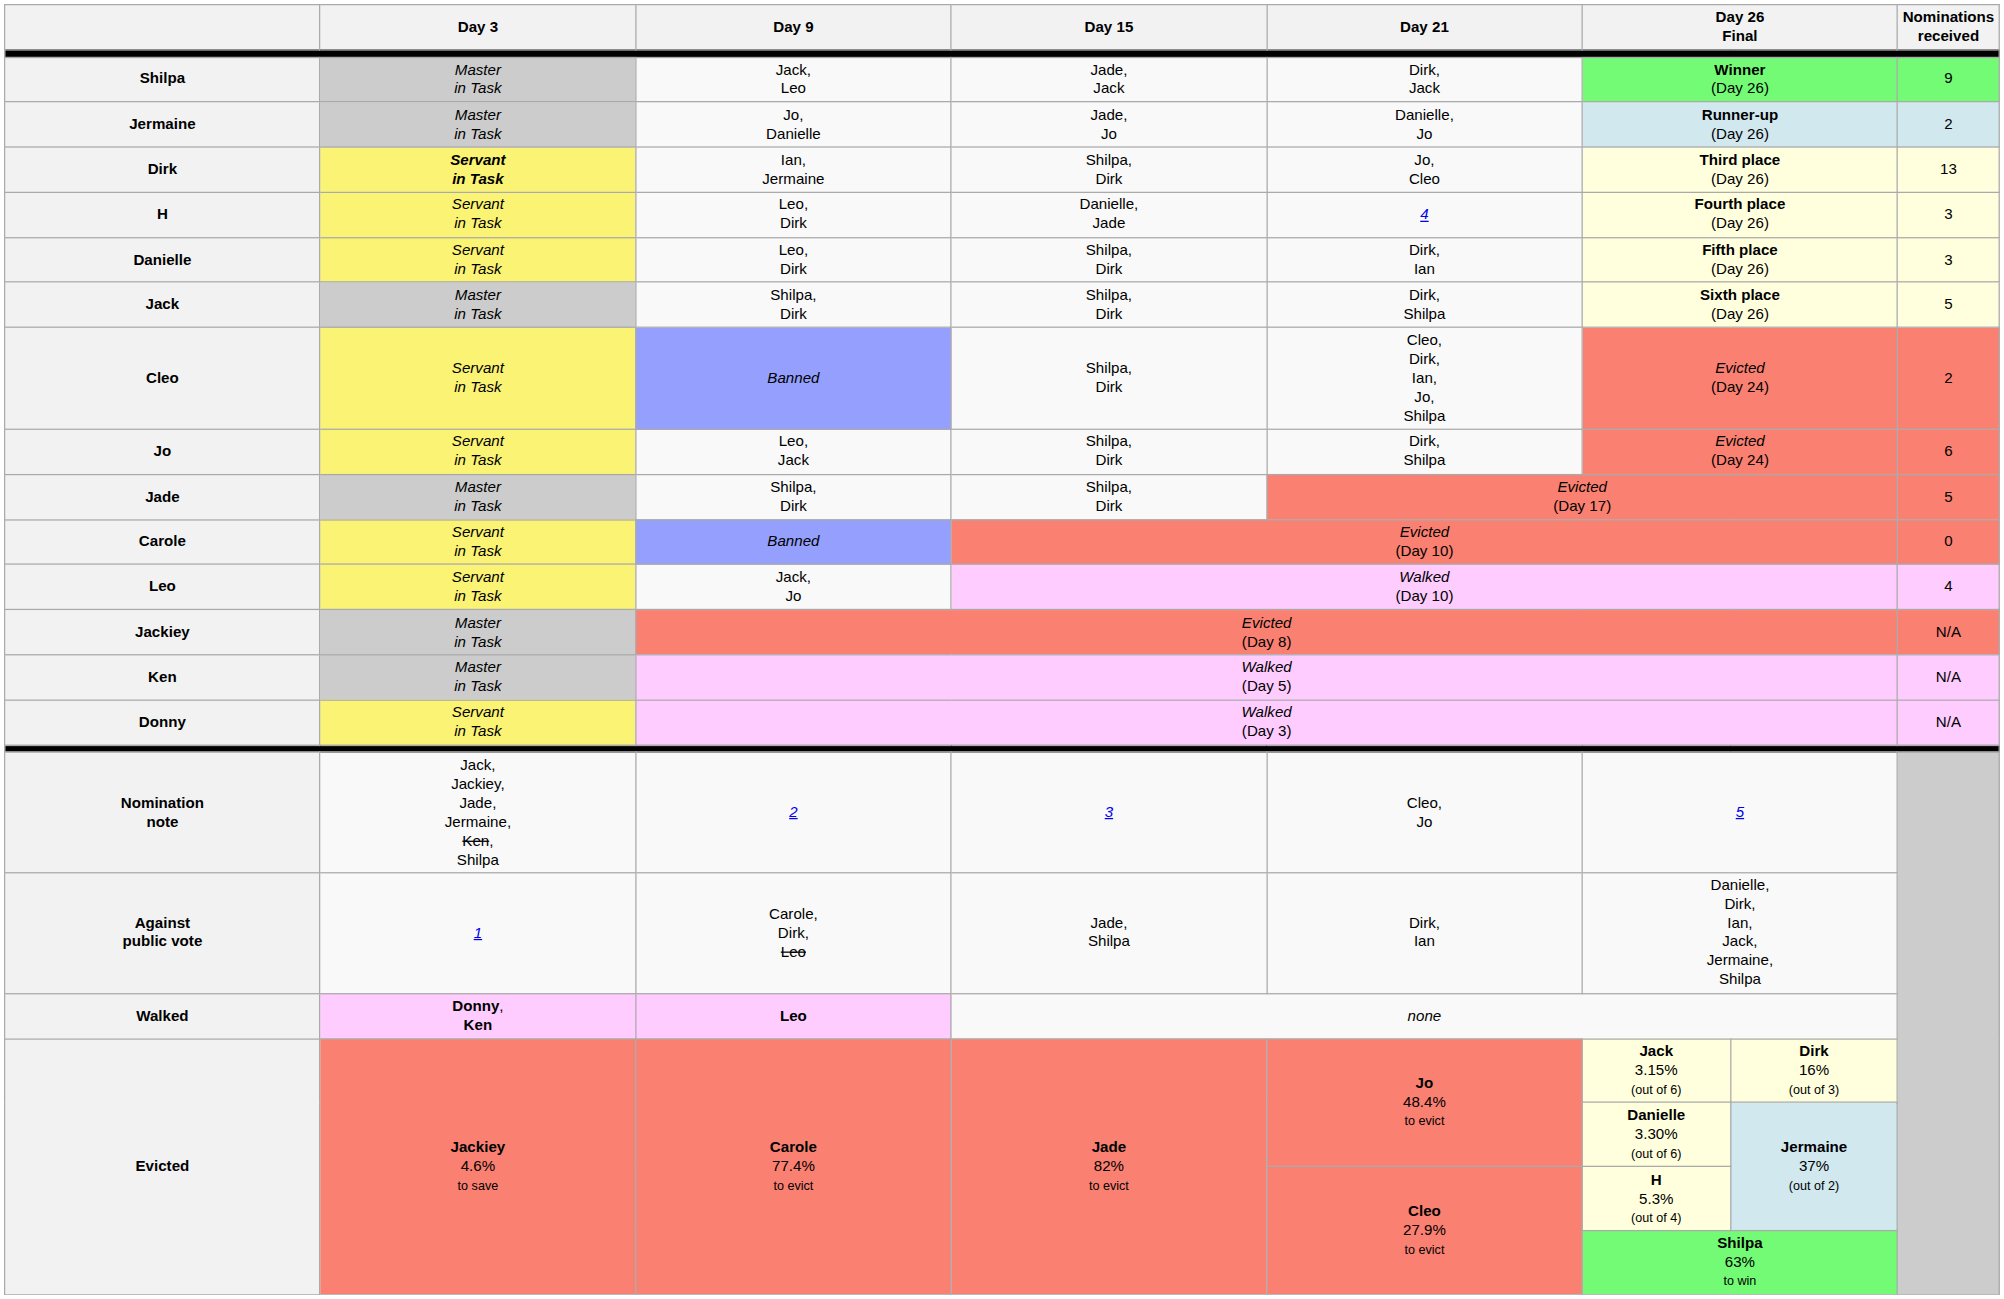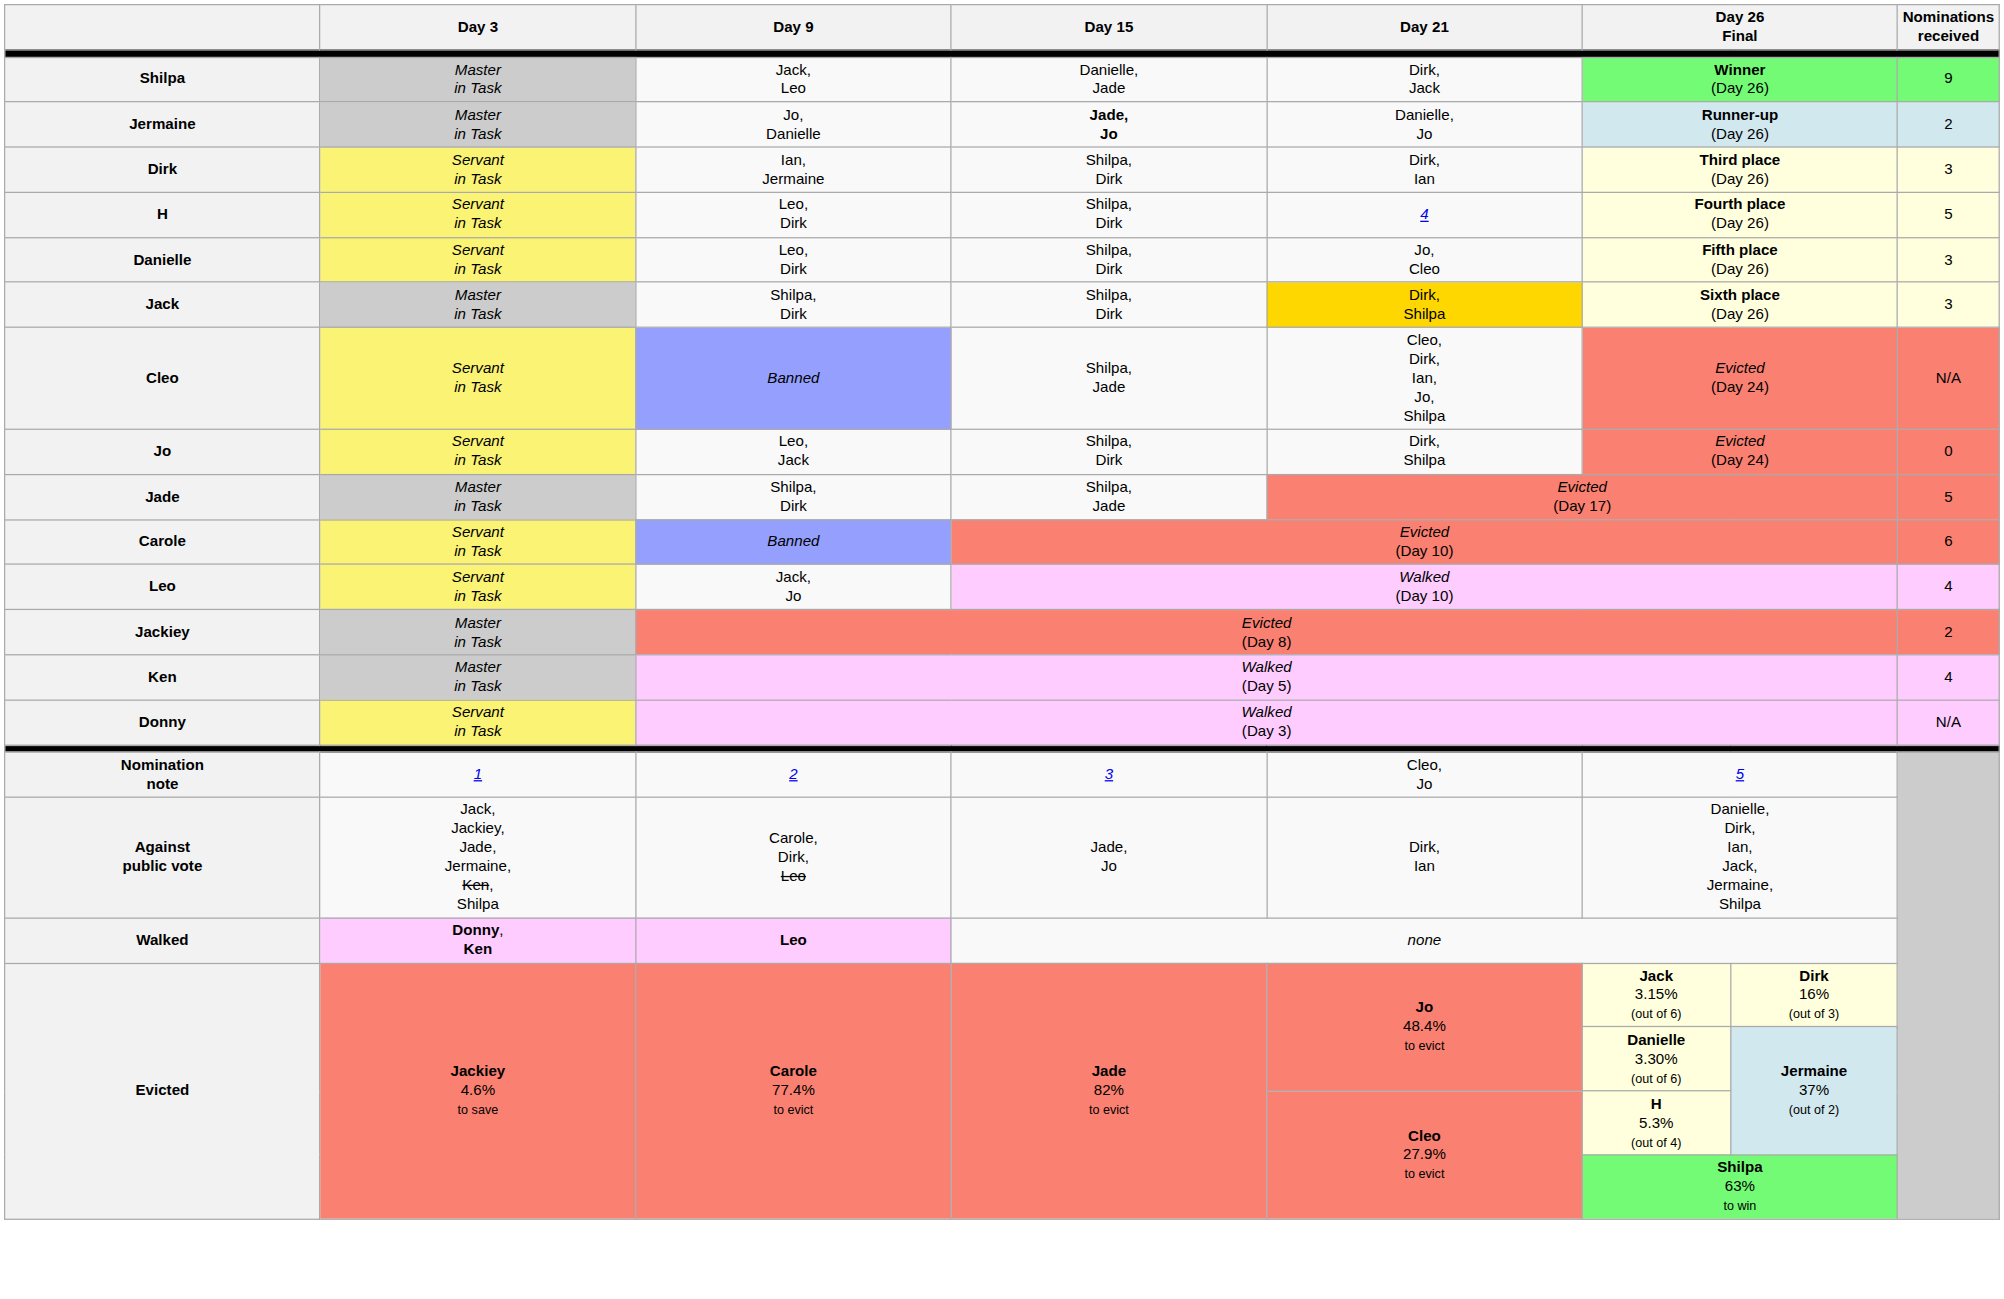(1109, 79) Jade, Jack -> (1109, 79) Danielle, Jade
(1109, 124) normal -> (1109, 124) bold
(478, 169) bold -> (478, 169) normal
(1424, 169) Jo, Cleo -> (1424, 169) Dirk, Ian
(1948, 169) 13 -> (1948, 169) 3
(1109, 214) Danielle, Jade -> (1109, 214) Shilpa, Dirk
(1948, 214) 3 -> (1948, 214) 5
(1424, 259) Dirk, Ian -> (1424, 259) Jo, Cleo
(1424, 304) no background -> (1424, 304) gold background
(1948, 304) 5 -> (1948, 304) 3
(1109, 378) Shilpa, Dirk -> (1109, 378) Shilpa, Jade
(1948, 378) 2 -> (1948, 378) N/A
(1948, 451) 6 -> (1948, 451) 0
(1109, 496) Shilpa, Dirk -> (1109, 496) Shilpa, Jade
(1948, 541) 0 -> (1948, 541) 6
(1948, 632) N/A -> (1948, 632) 2
(1948, 677) N/A -> (1948, 677) 4
(478, 812) Jack, Jackiey, Jade, Jermaine, Ken, Shilpa -> (478, 774) 1
(478, 933) 1 -> (478, 857) Jack, Jackiey, Jade, Jermaine, Ken, Shilpa
(1109, 933) Jade, Shilpa -> (1109, 857) Jade, Jo
